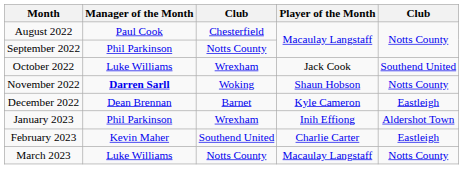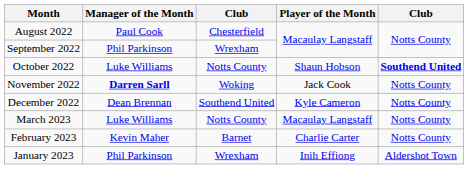(237, 48) Notts County -> (237, 48) Wrexham
(237, 66) Wrexham -> (237, 66) Notts County
(327, 66) Jack Cook -> (327, 66) Shaun Hobson
(418, 66) normal -> (421, 66) bold
(327, 84) Shaun Hobson -> (327, 84) Jack Cook
(237, 102) Barnet -> (237, 102) Southend United
(418, 102) Eastleigh -> (421, 102) Notts County
rows swapped: (43, 119) <-> (43, 155)
(237, 137) Southend United -> (237, 137) Barnet
(418, 137) Eastleigh -> (421, 137) Notts County
